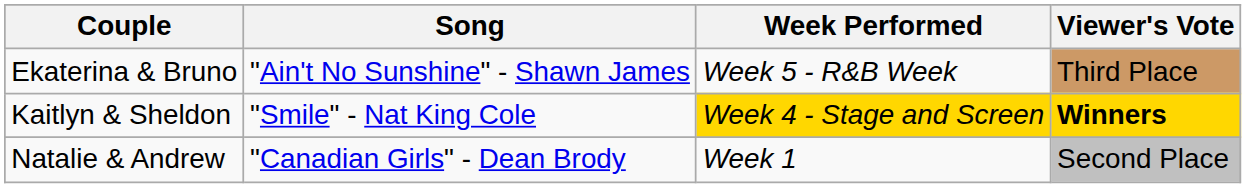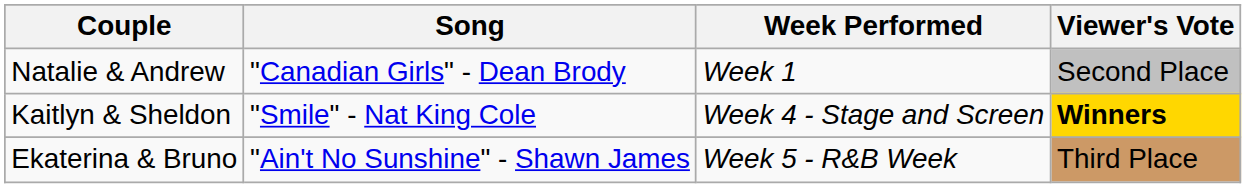rows swapped: (118, 159) <-> (124, 70)
(873, 114) gold background -> (873, 114) no background
